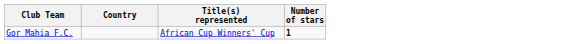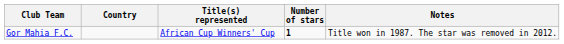+ column: (442, 15)
